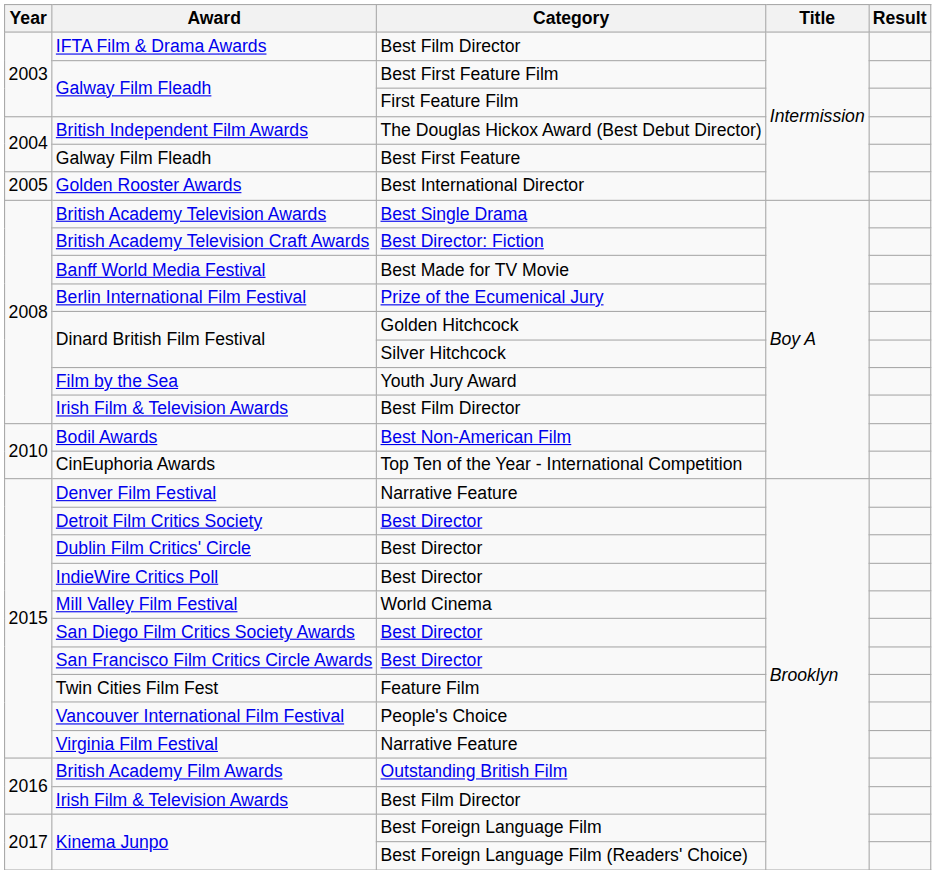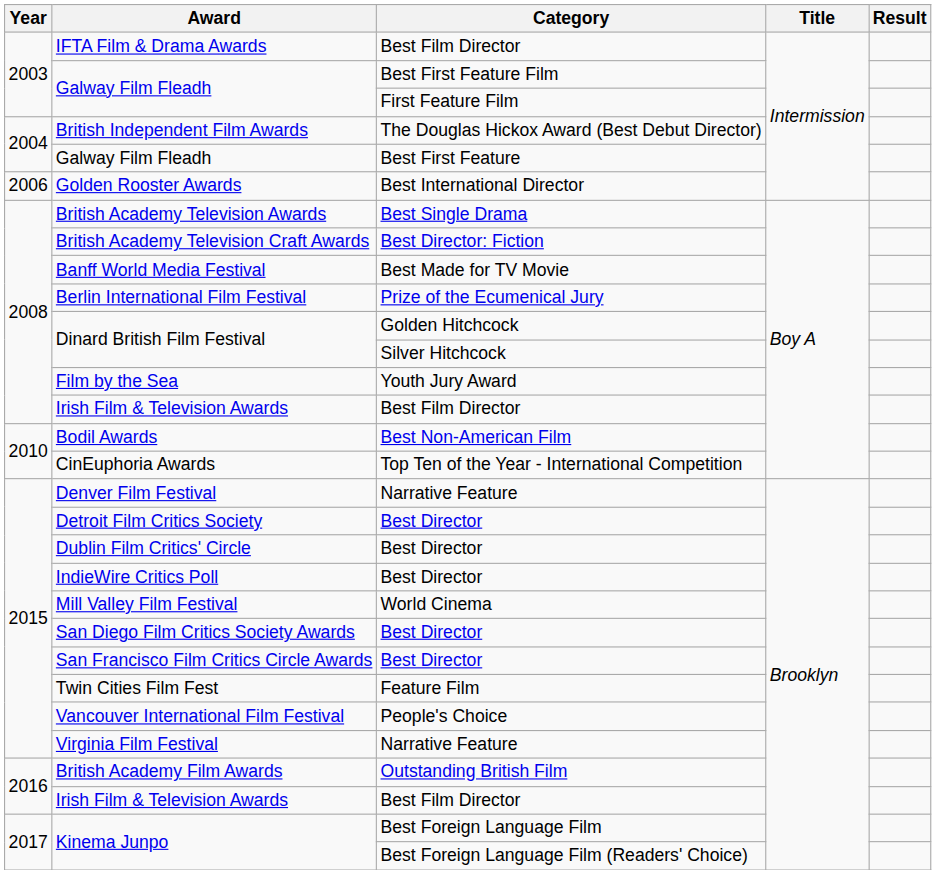(28, 185) 2005 -> (28, 185) 2006
